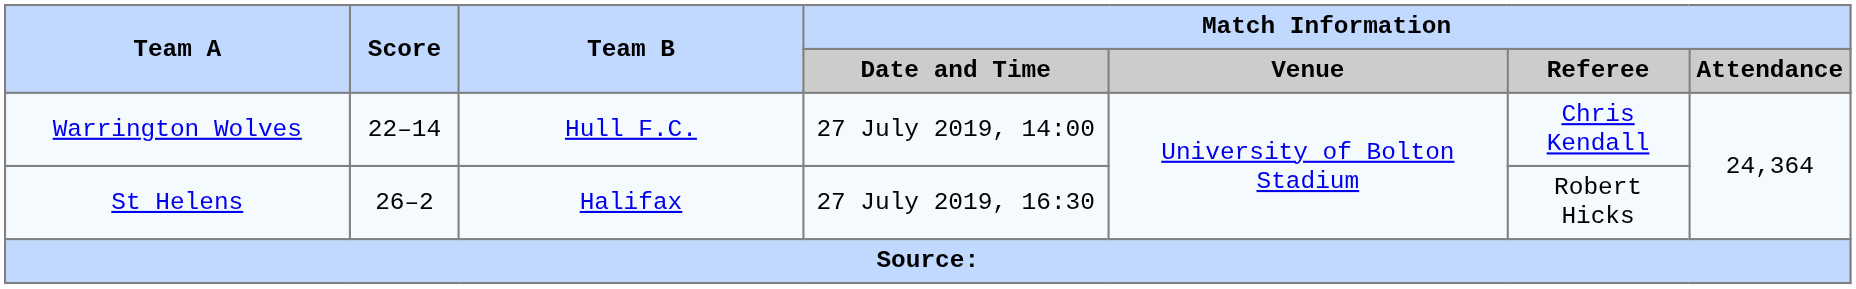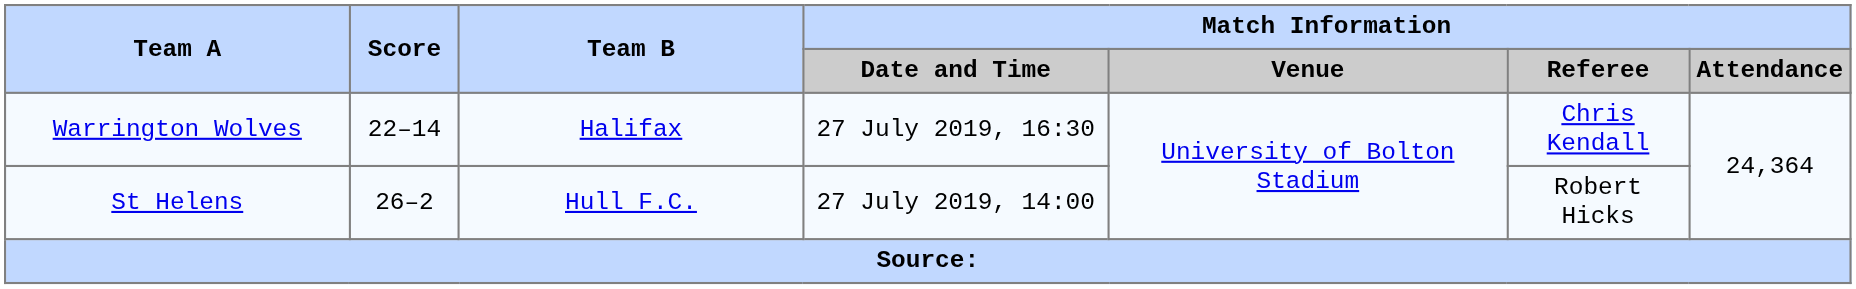(631, 129) Hull F.C. -> (631, 129) Halifax
(956, 129) 27 July 2019, 14:00 -> (956, 129) 27 July 2019, 16:30
(631, 203) Halifax -> (631, 203) Hull F.C.
(956, 203) 27 July 2019, 16:30 -> (956, 203) 27 July 2019, 14:00
